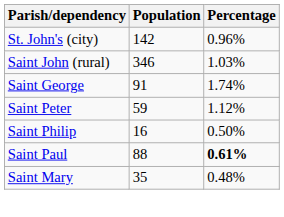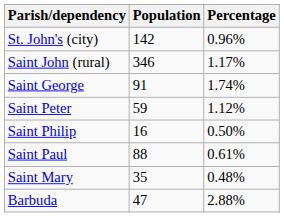(226, 62) 1.03% -> (226, 62) 1.17%
(227, 154) bold -> (226, 154) normal
+ row: (32, 200)
